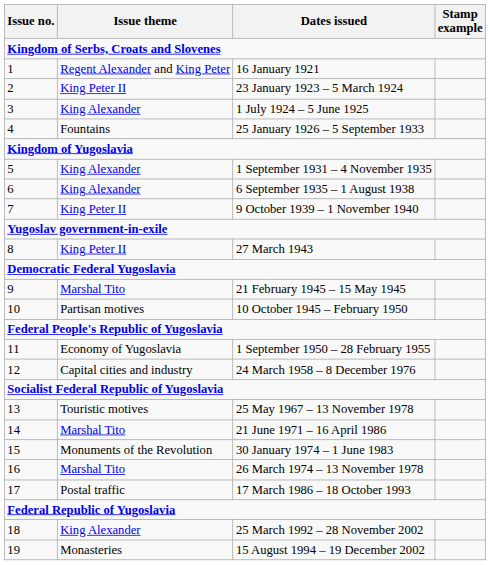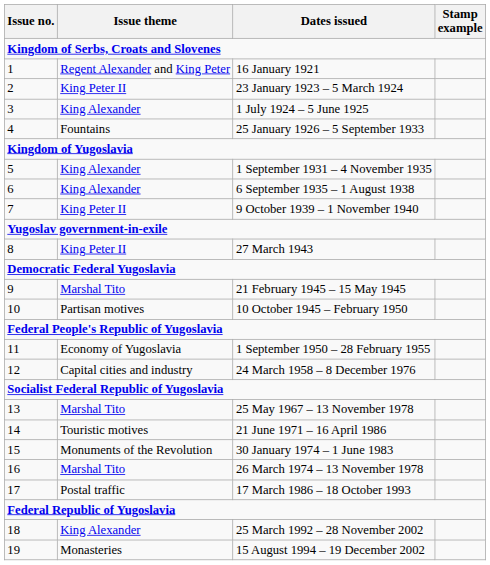(104, 409) Touristic motives -> (93, 409) Marshal Tito
(93, 429) Marshal Tito -> (104, 429) Touristic motives
